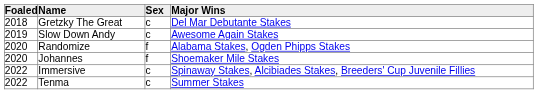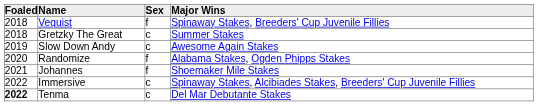+ row: (55, 22)
(231, 22) Del Mar Debutante Stakes -> (207, 35) Summer Stakes
(16, 59) 2020 -> (16, 71) 2021
(16, 83) normal -> (16, 95) bold
(207, 83) Summer Stakes -> (231, 95) Del Mar Debutante Stakes
